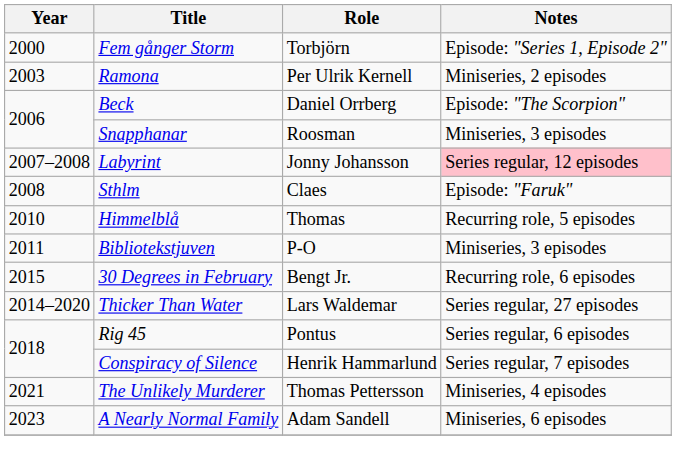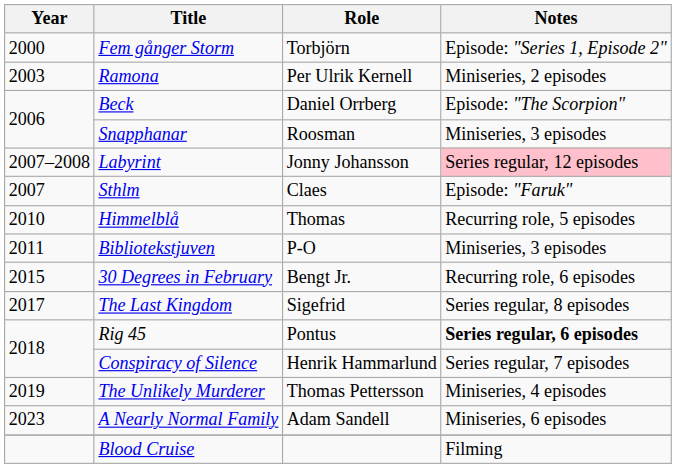(27, 190) 2008 -> (27, 190) 2007
- row: (170, 305)
+ row: (165, 305)
(537, 334) normal -> (542, 334) bold
(27, 391) 2021 -> (27, 391) 2019
+ row: (146, 448)
